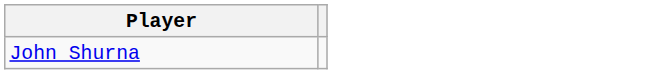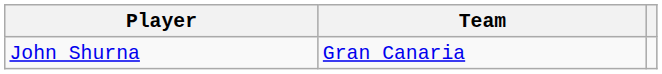+ column: (482, 21)
